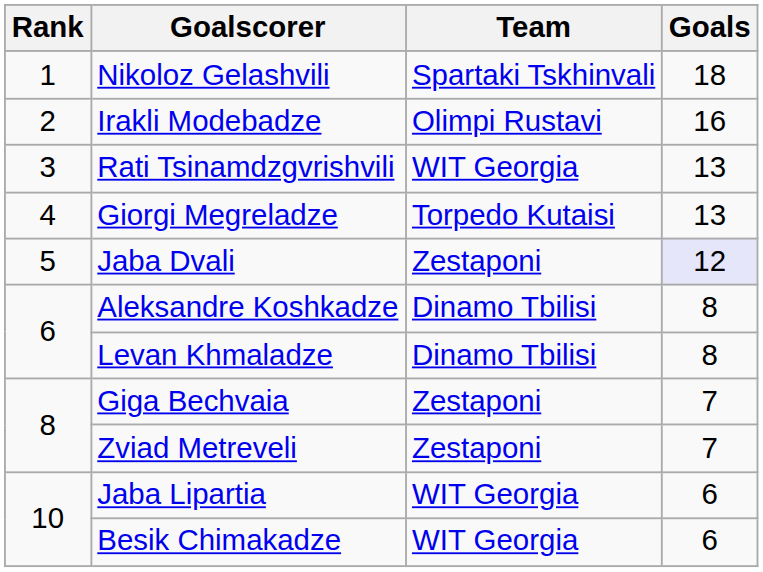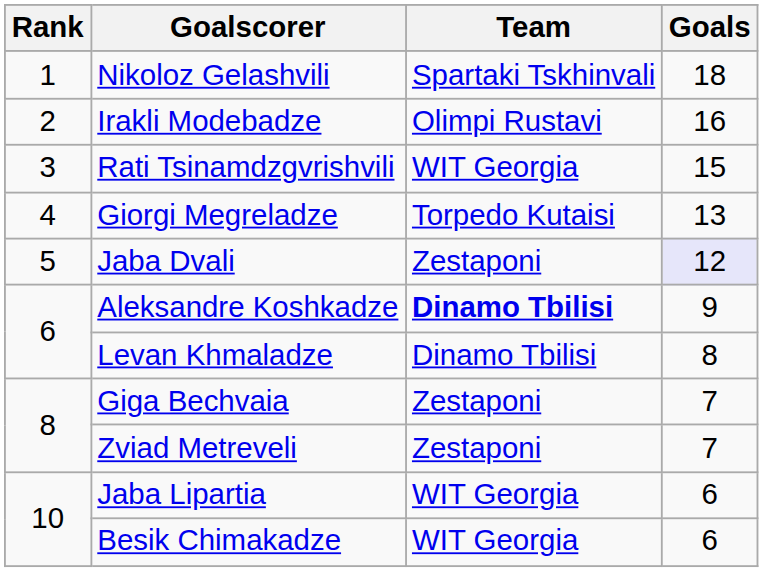(710, 167) 13 -> (710, 167) 15
(504, 307) normal -> (513, 307) bold
(710, 307) 8 -> (710, 307) 9
